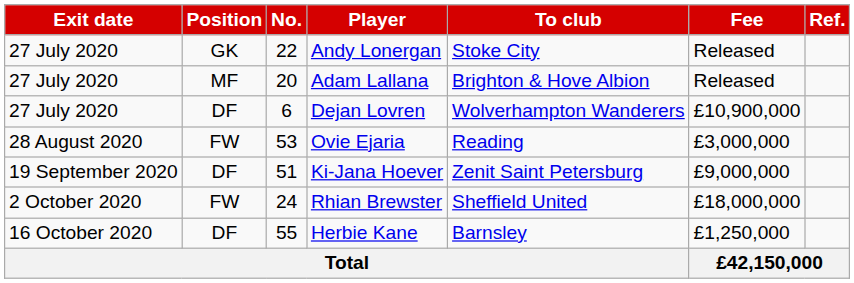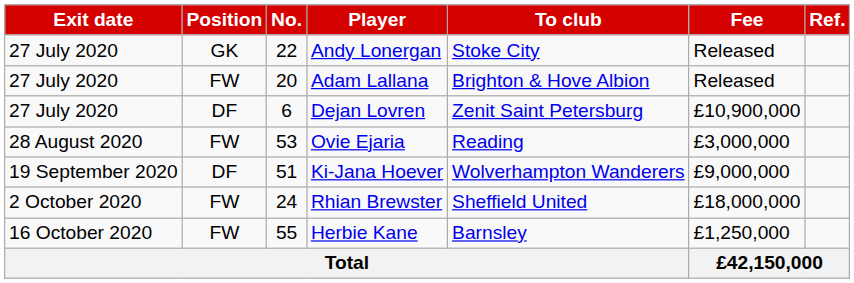(224, 80) MF -> (224, 80) FW
(568, 111) Wolverhampton Wanderers -> (548, 111) Zenit Saint Petersburg
(548, 171) Zenit Saint Petersburg -> (568, 171) Wolverhampton Wanderers
(224, 232) DF -> (224, 232) FW
